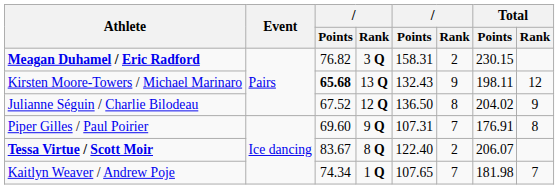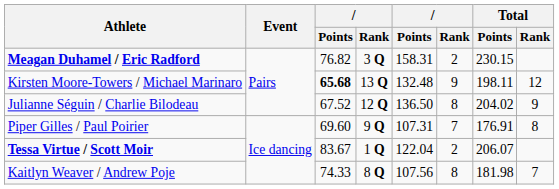(414, 82) 132.43 -> (414, 82) 132.48
(374, 150) 8 Q -> (374, 150) 1 Q
(414, 150) 122.40 -> (414, 150) 122.04
(335, 172) 74.34 -> (335, 172) 74.33
(374, 172) 1 Q -> (374, 172) 8 Q
(414, 172) 107.65 -> (414, 172) 107.56
(455, 172) 7 -> (455, 172) 8
